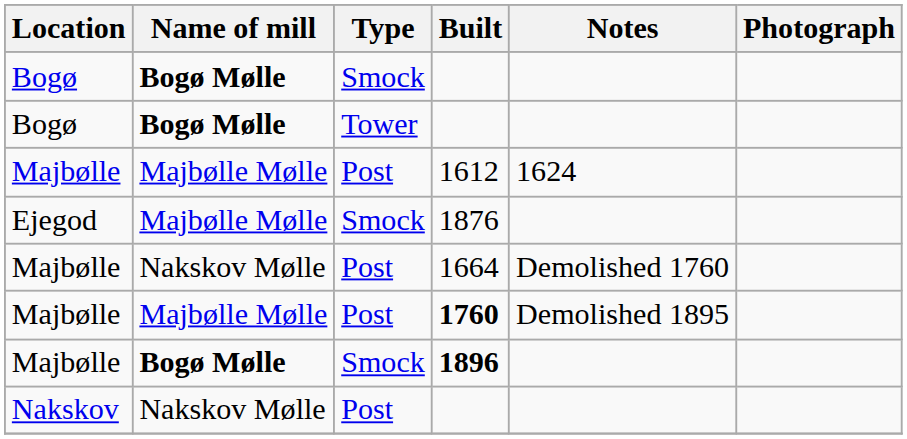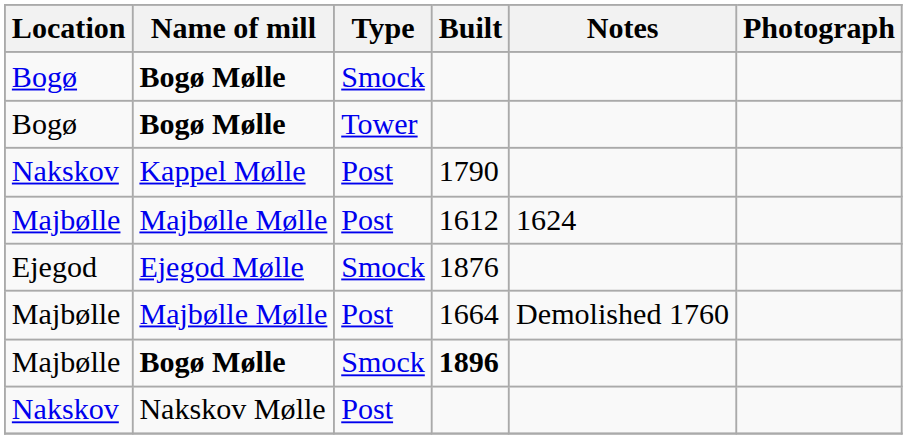+ row: (367, 171)
(233, 219) Majbølle Mølle -> (222, 266) Ejegod Mølle
(233, 266) Nakskov Mølle -> (233, 314) Majbølle Mølle
- row: (367, 314)
